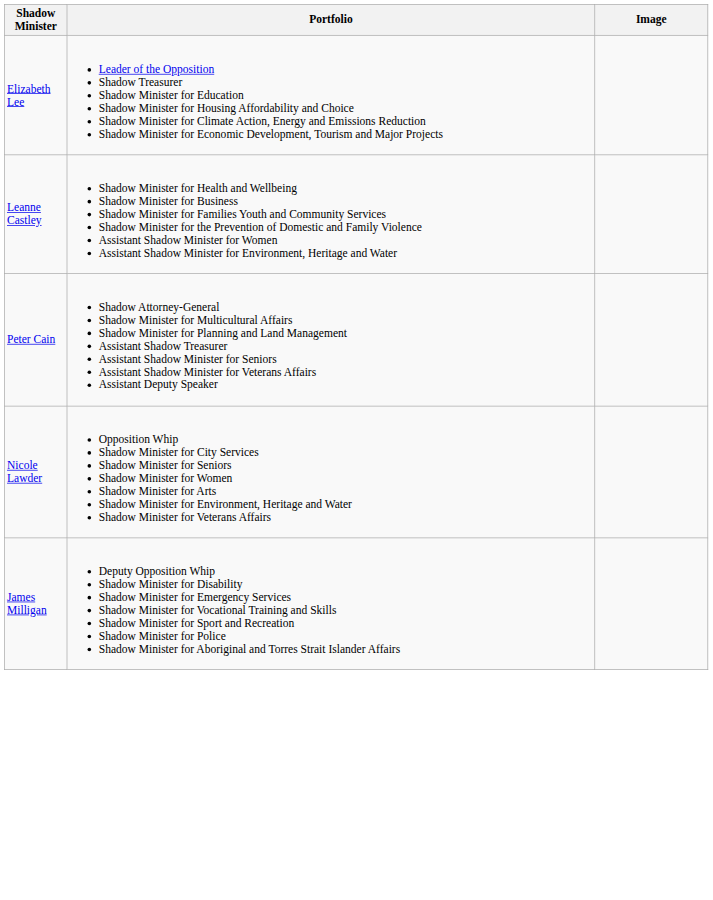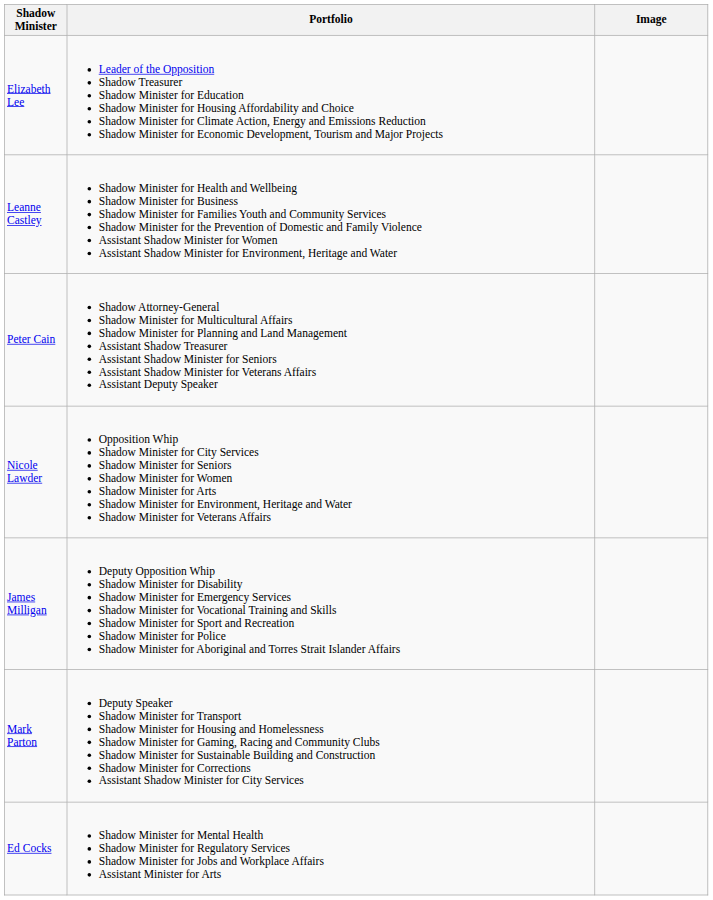+ row: (22, 735)
+ row: (29, 848)
